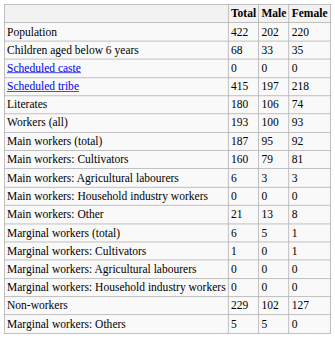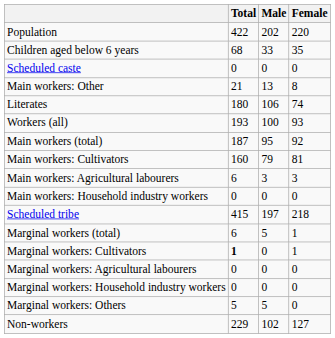rows swapped: (43, 86) <-> (55, 214)
(234, 251) normal -> (234, 251) bold
rows swapped: (66, 324) <-> (37, 305)
